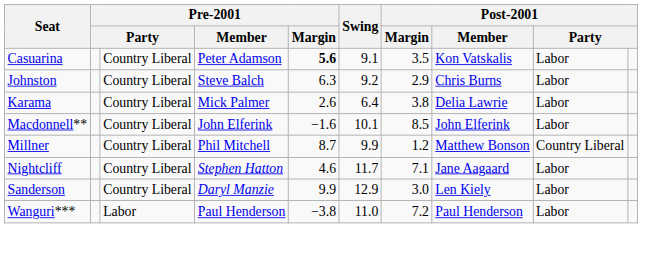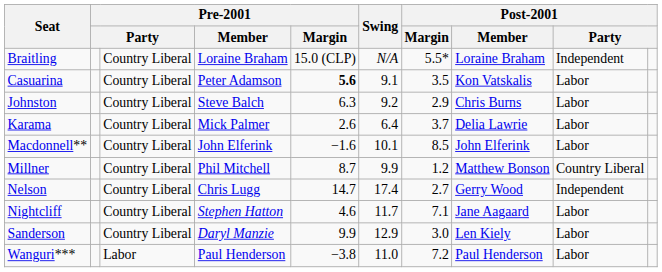+ row: (32, 59)
(420, 102) 3.8 -> (440, 124) 3.7
+ row: (27, 189)
